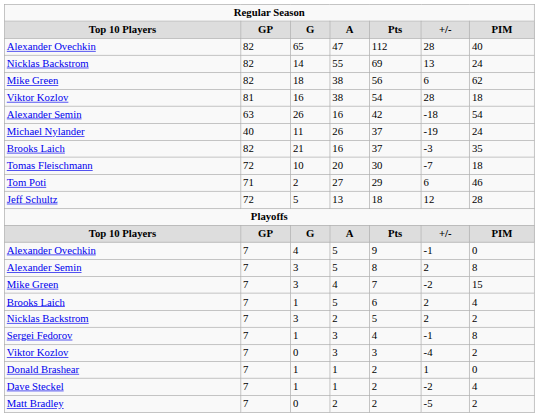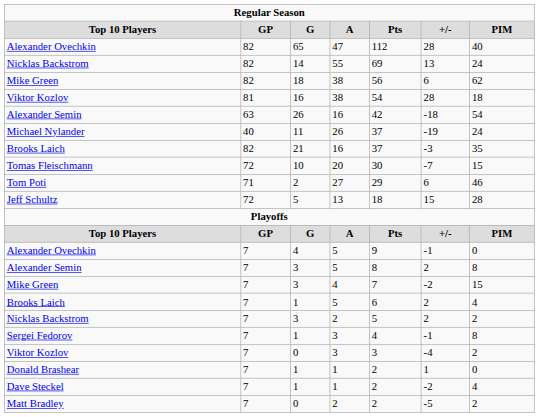(477, 166) 18 -> (477, 166) 15
(429, 200) 12 -> (429, 200) 15
